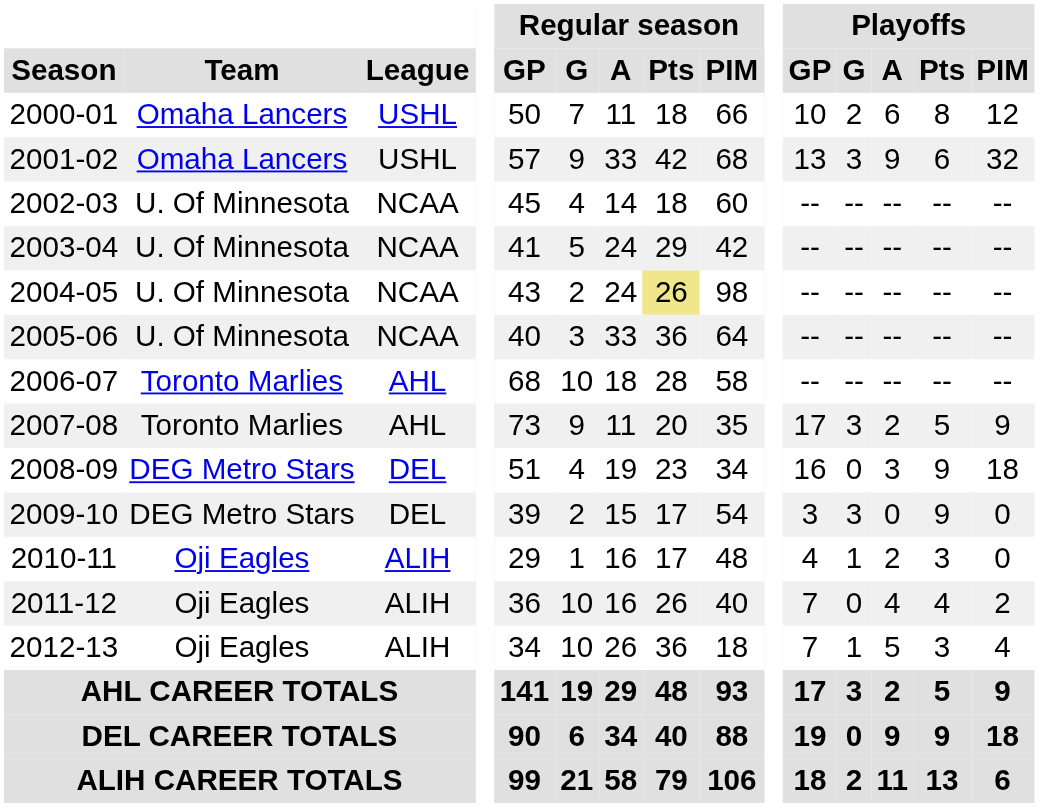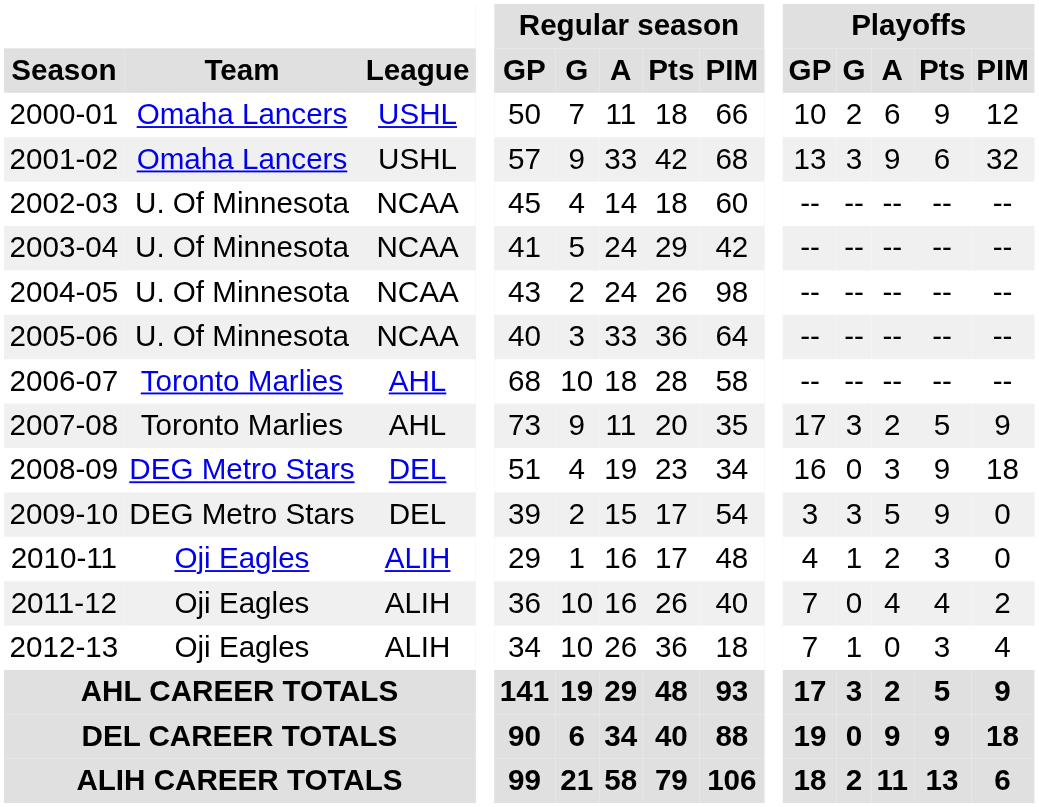(942, 114) 8 -> (942, 114) 9
(671, 292) khaki background -> (671, 292) no background
(892, 514) 0 -> (892, 514) 5
(892, 647) 5 -> (892, 647) 0
